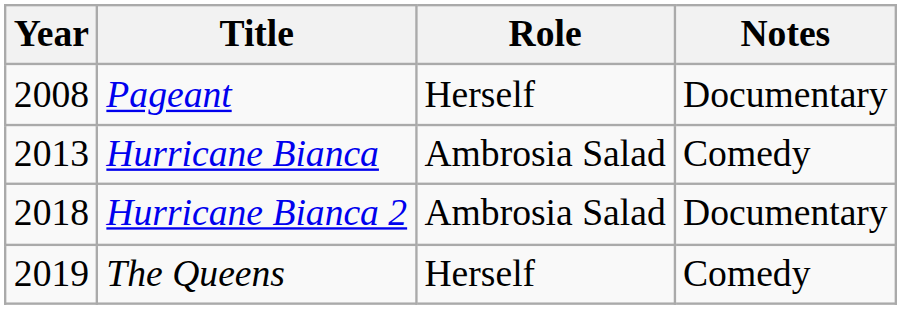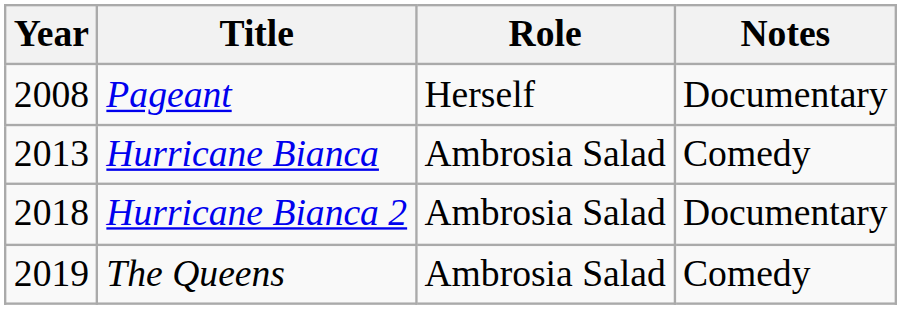(480, 272) Herself -> (545, 272) Ambrosia Salad
